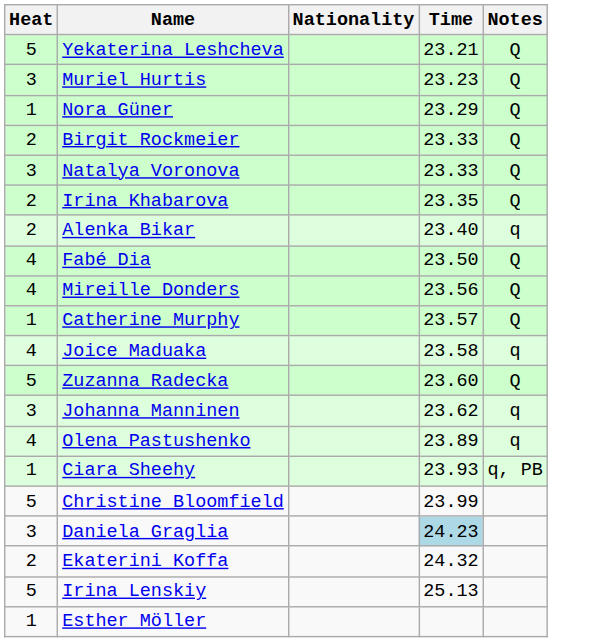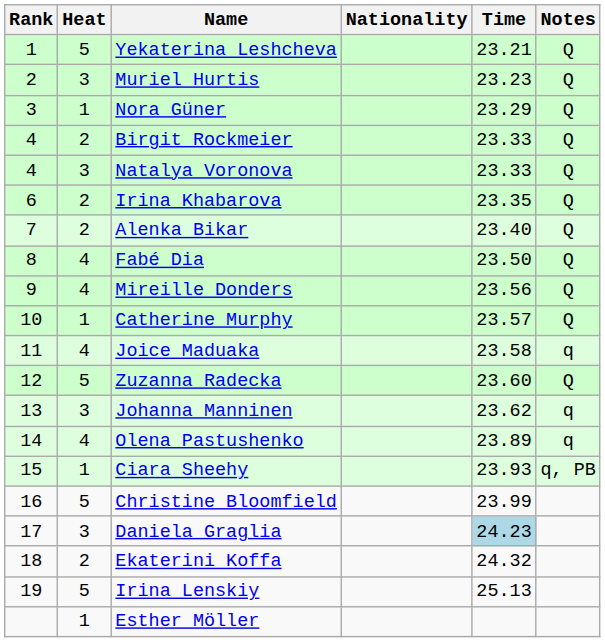+ column: (31, 20)
(515, 230) q -> (568, 230) Q
